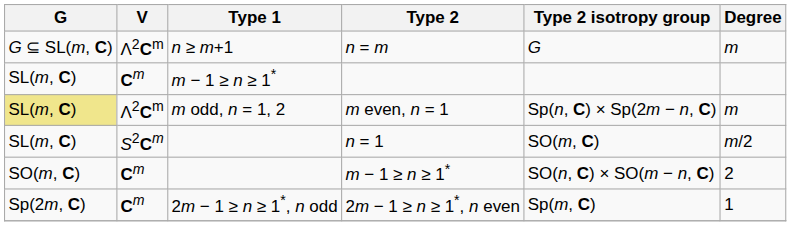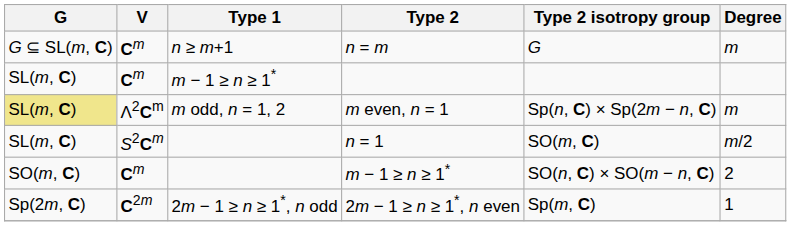(142, 47) Λ2Cm -> (133, 47) Cm
(133, 204) Cm -> (136, 204) C2m
